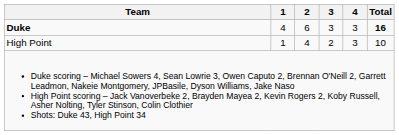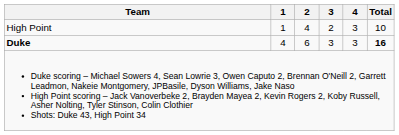rows swapped: (18, 27) <-> (29, 43)
